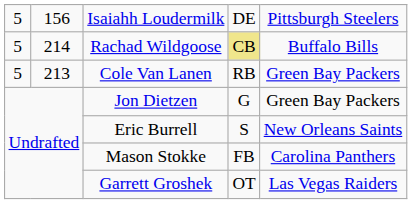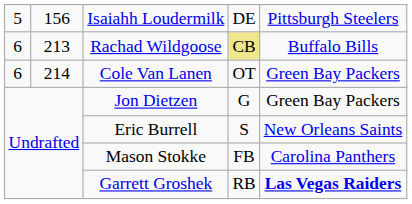(17, 45) 5 -> (17, 45) 6
(57, 45) 214 -> (57, 45) 213
(17, 73) 5 -> (17, 73) 6
(57, 73) 213 -> (57, 73) 214
(244, 73) RB -> (244, 73) OT
(244, 184) OT -> (244, 184) RB
(333, 184) normal -> (333, 184) bold
